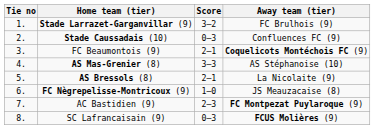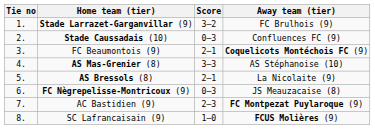(209, 91) 1–0 -> (209, 91) 0–3
(209, 118) 0–3 -> (209, 118) 1–0
